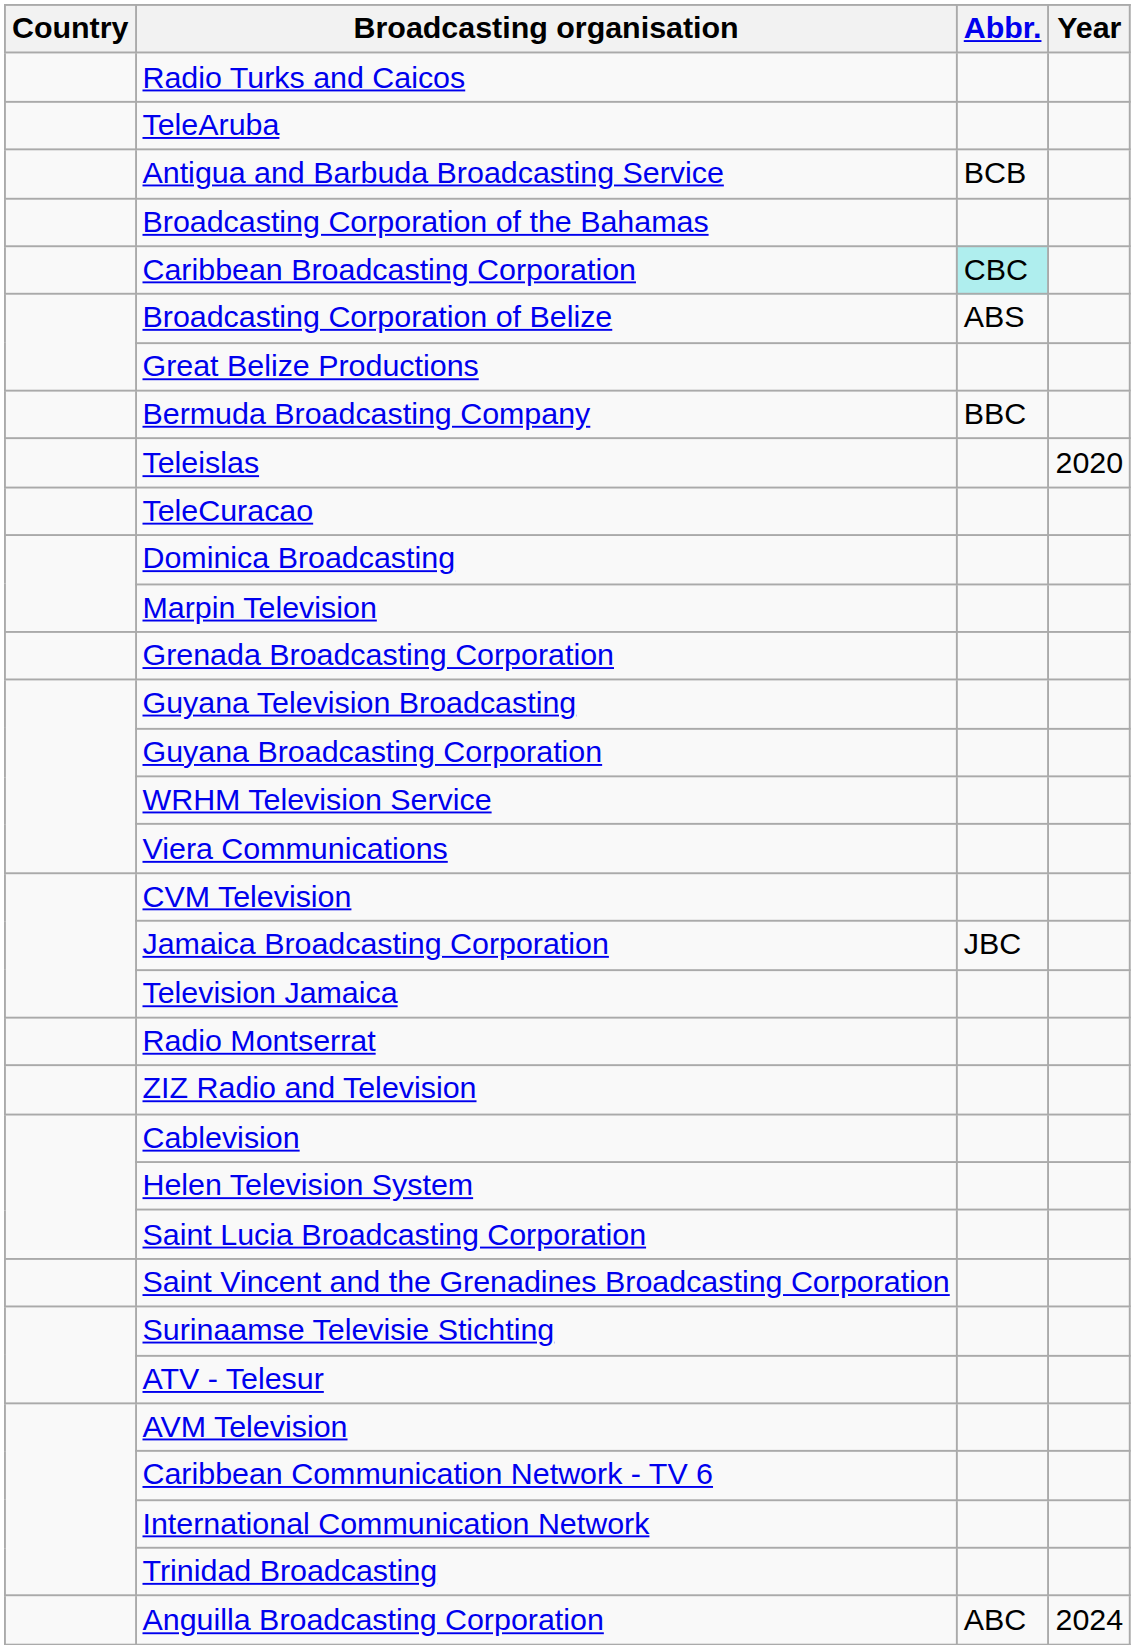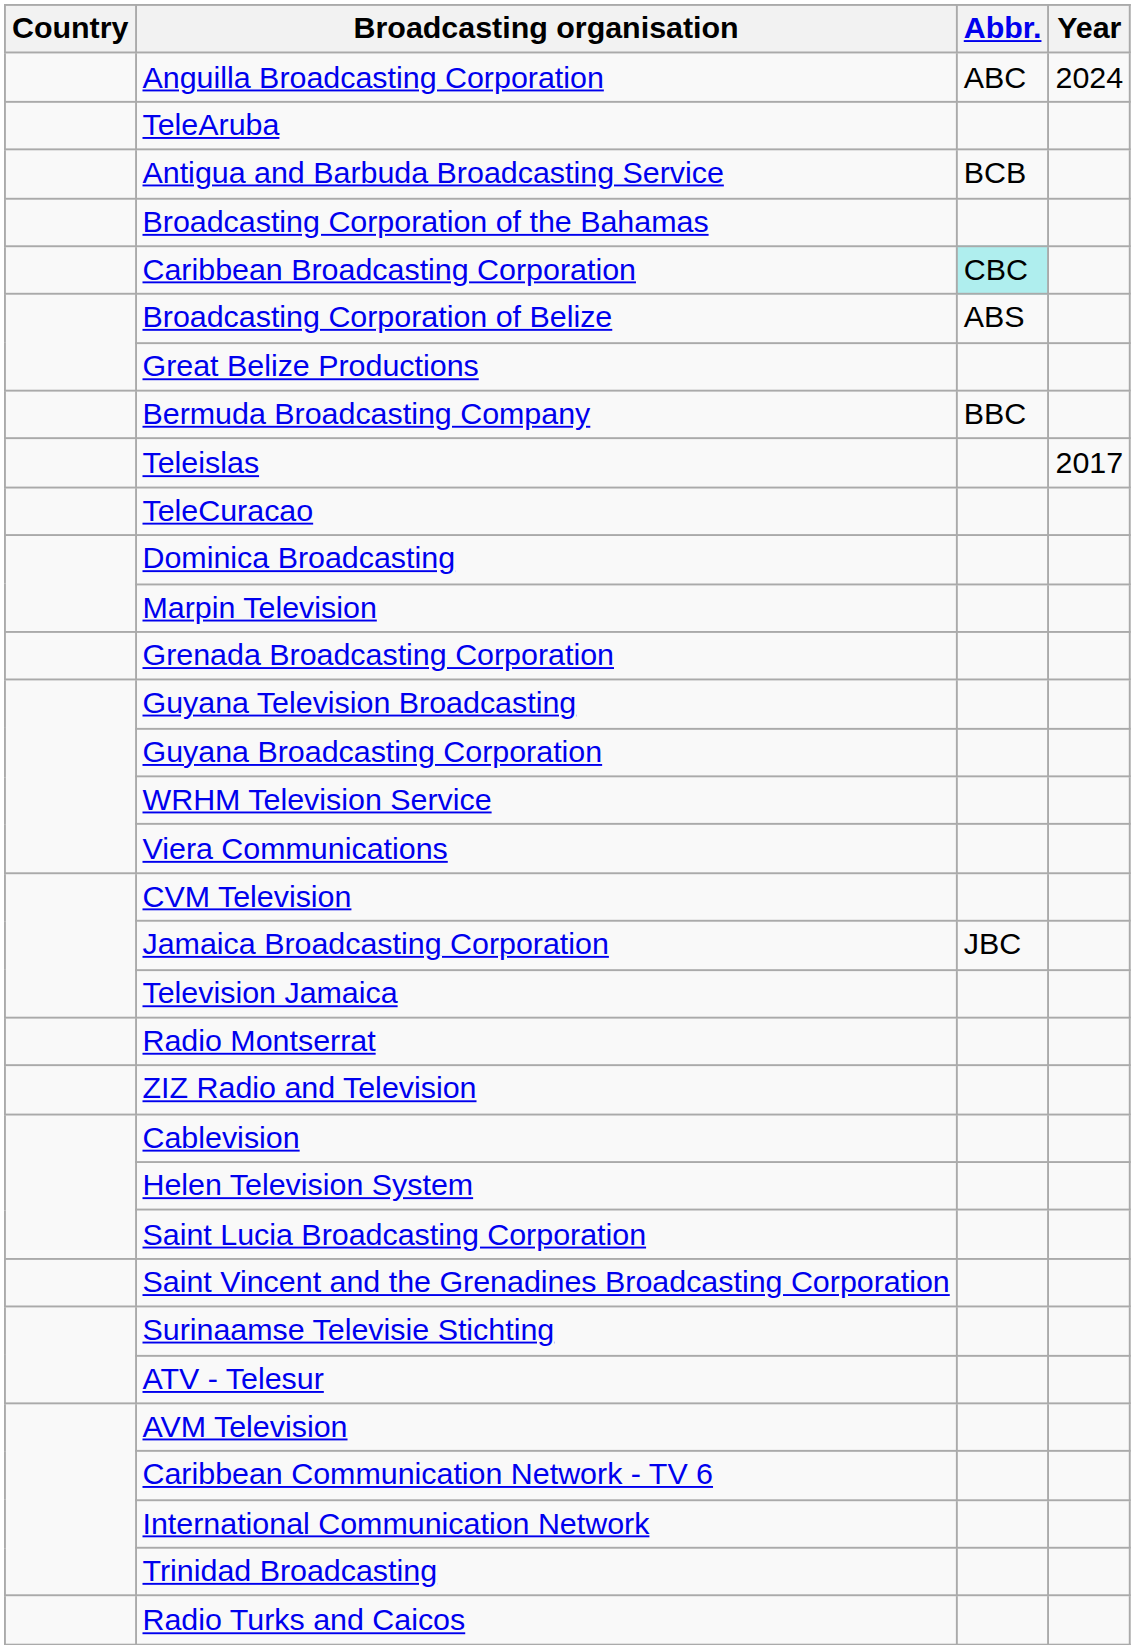rows swapped: (373, 1619) <-> (304, 76)
(1089, 462) 2020 -> (1089, 462) 2017
